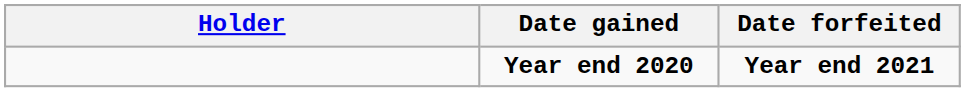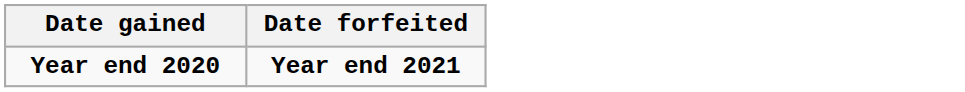- column: (242, 25)
